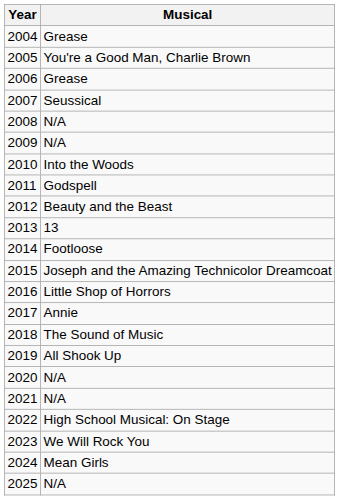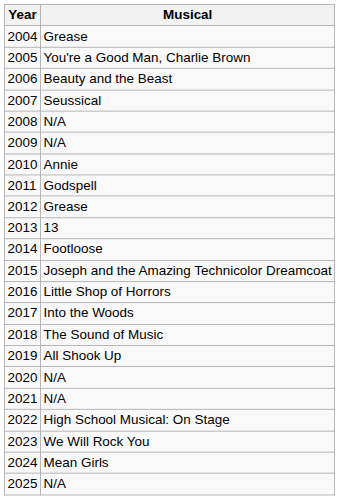(66, 79) Grease -> (108, 79) Beauty and the Beast
(89, 164) Into the Woods -> (61, 164) Annie
(108, 206) Beauty and the Beast -> (66, 206) Grease
(61, 313) Annie -> (89, 313) Into the Woods
